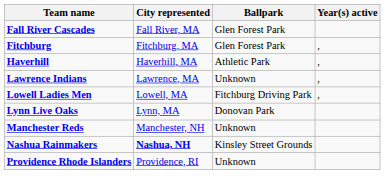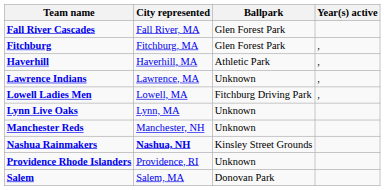(245, 111) Donovan Park -> (235, 111) Unknown
+ row: (20, 177)
